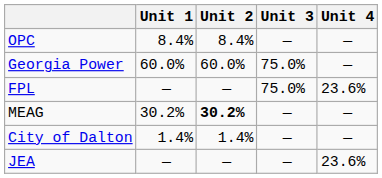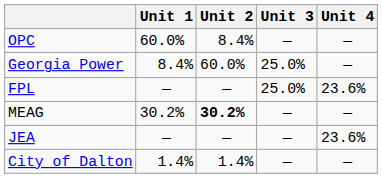(166, 41) 8.4% -> (162, 41) 60.0%
(162, 65) 60.0% -> (166, 65) 8.4%
(283, 65) 75.0% -> (283, 65) 25.0%
(283, 89) 75.0% -> (283, 89) 25.0%
rows swapped: (21, 162) <-> (70, 137)
